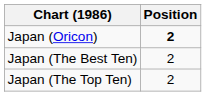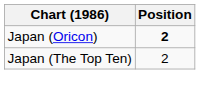- row: (72, 58)
